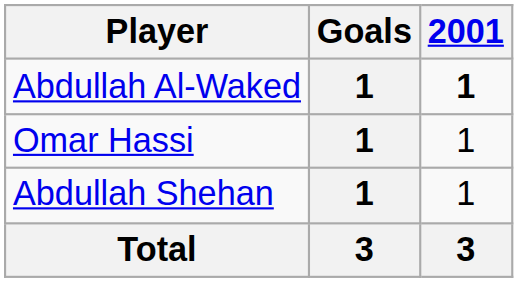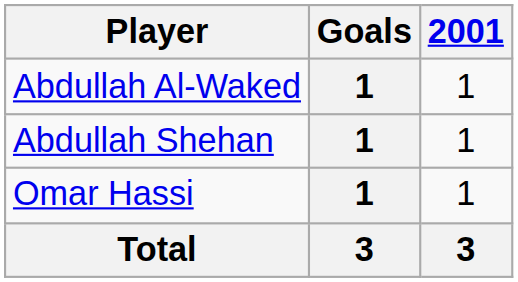(466, 85) bold -> (466, 85) normal
rows swapped: (103, 140) <-> (143, 194)
